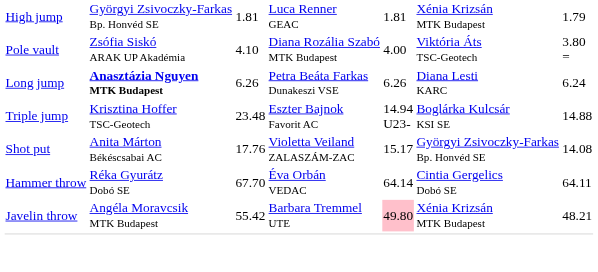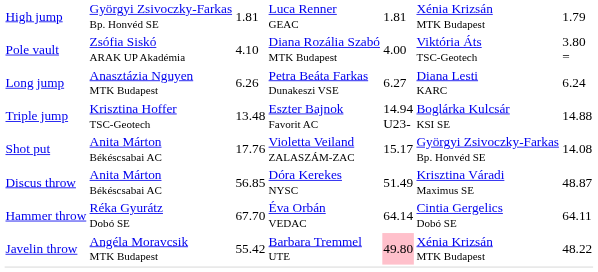(144, 82) bold -> (141, 82) normal
(395, 82) 6.26 -> (395, 82) 6.27
(250, 116) 23.48 -> (250, 116) 13.48
+ row: (41, 182)
(577, 215) 48.21 -> (577, 248) 48.22
